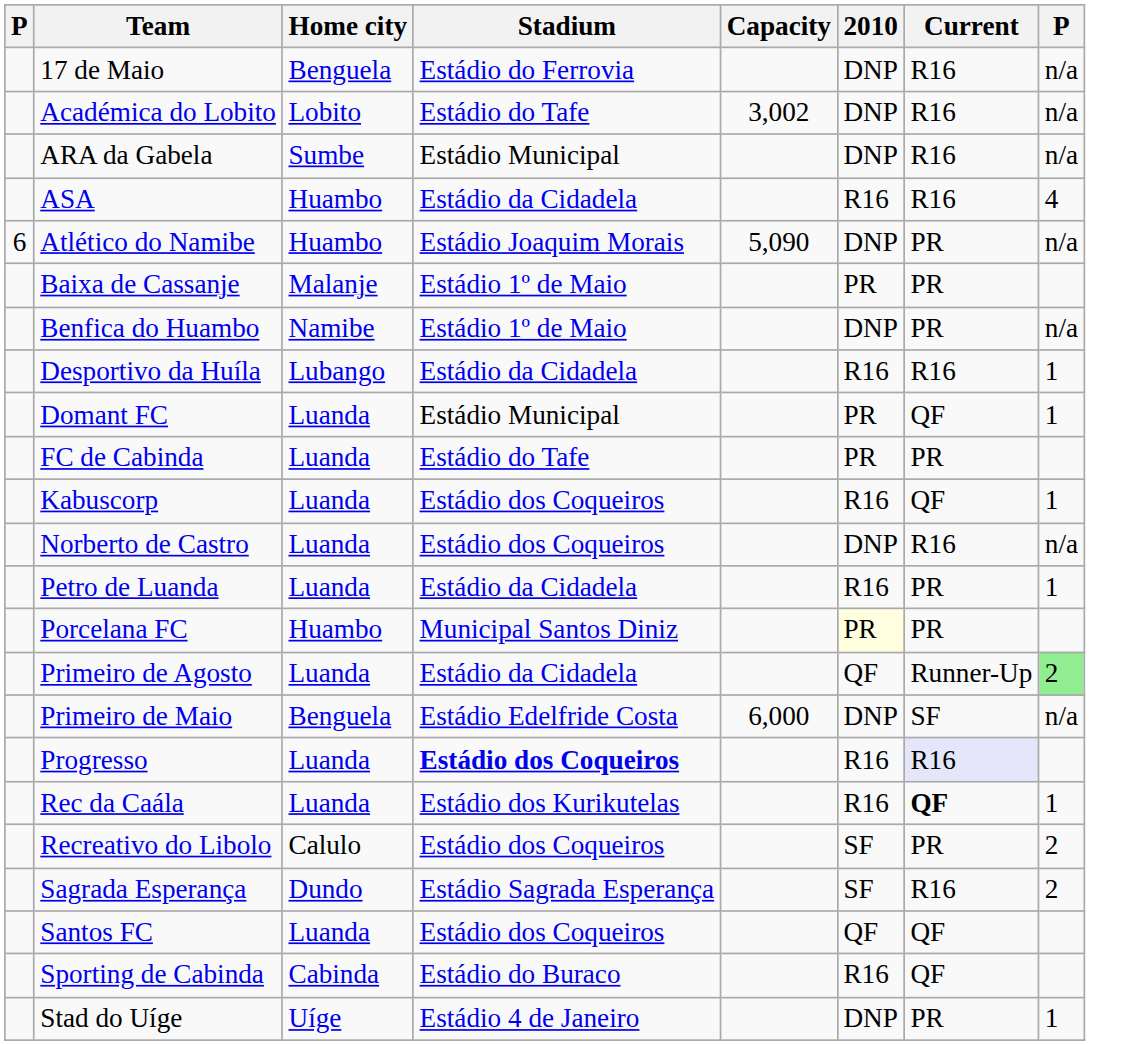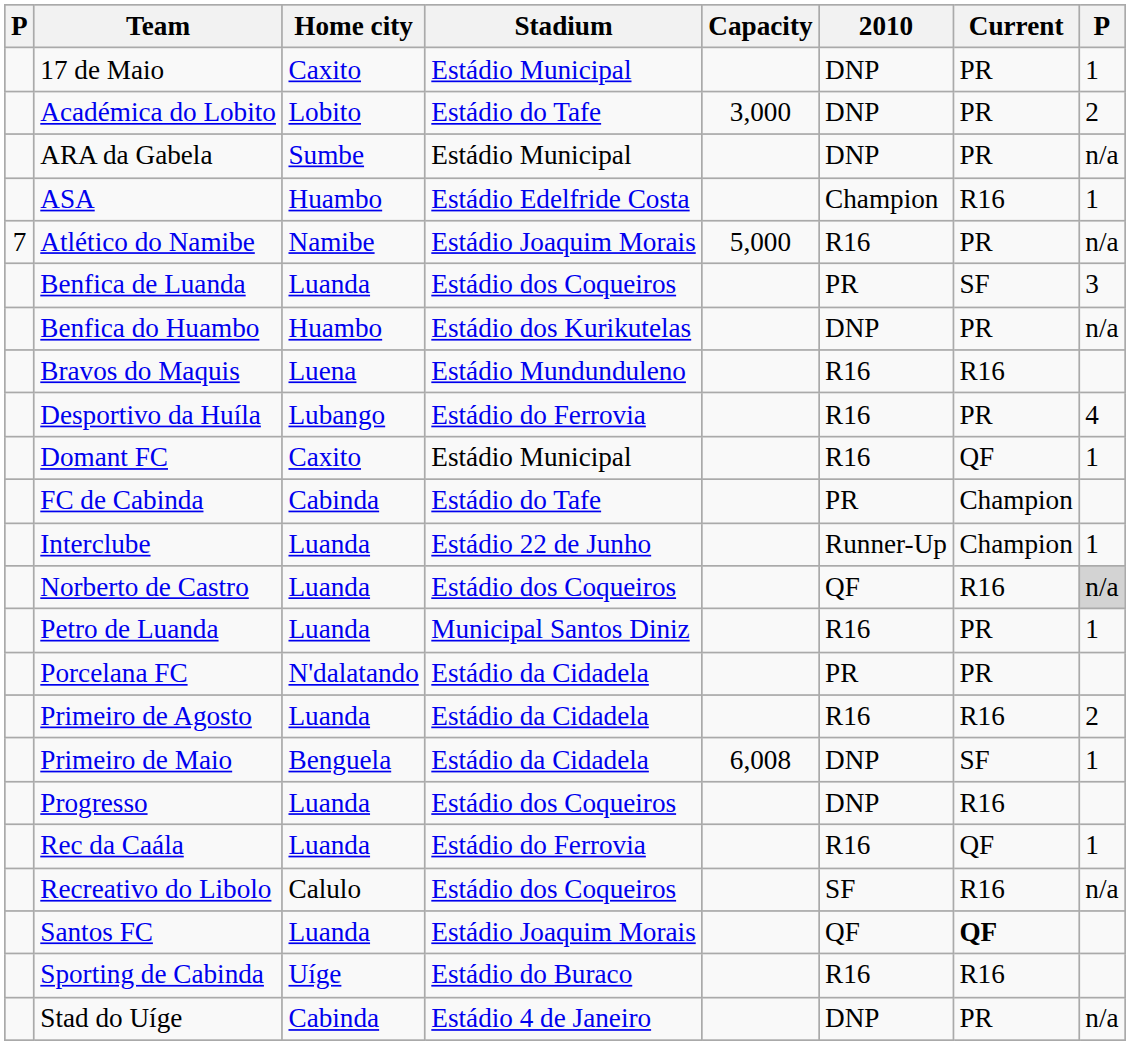(340, 69) Benguela -> (325, 69) Caxito
(527, 69) Estádio do Ferrovia -> (531, 69) Estádio Municipal
(933, 69) R16 -> (976, 69) PR
(1061, 69) n/a -> (1092, 69) 1
(779, 112) 3,002 -> (760, 112) 3,000
(933, 112) R16 -> (976, 112) PR
(1061, 112) n/a -> (1092, 112) 2
(933, 155) R16 -> (976, 155) PR
(528, 198) Estádio da Cidadela -> (560, 198) Estádio Edelfride Costa
(866, 198) R16 -> (882, 198) Champion
(1052, 198) 4 -> (1092, 198) 1
(19, 241) 6 -> (19, 241) 7
(335, 241) Huambo -> (332, 241) Namibe
(779, 241) 5,090 -> (760, 241) 5,000
(871, 241) DNP -> (848, 241) R16
- row: (140, 284)
+ row: (143, 284)
(332, 328) Namibe -> (335, 328) Huambo
(523, 328) Estádio 1º de Maio -> (561, 328) Estádio dos Kurikutelas
+ row: (140, 371)
(528, 371) Estádio da Cidadela -> (539, 414) Estádio do Ferrovia
(933, 371) R16 -> (976, 414) PR
(1052, 371) 1 -> (1092, 414) 4
(329, 414) Luanda -> (325, 457) Caxito
(860, 414) PR -> (848, 457) R16
(329, 457) Luanda -> (334, 500) Cabinda
(927, 457) PR -> (1016, 500) Champion
+ row: (95, 543)
- row: (99, 500)
(871, 543) DNP -> (842, 586) QF
(1061, 543) no background -> (1102, 586) lightgrey background
(528, 586) Estádio da Cidadela -> (560, 629) Municipal Santos Diniz
(335, 629) Huambo -> (354, 673) N'dalatando
(549, 629) Municipal Santos Diniz -> (540, 673) Estádio da Cidadela
(860, 629) lightyellow background -> (842, 673) no background
(861, 673) QF -> (848, 716) R16
(971, 673) Runner-Up -> (982, 716) R16
(1052, 673) lightgreen background -> (1092, 716) no background
(549, 716) Estádio Edelfride Costa -> (540, 759) Estádio da Cidadela
(779, 716) 6,000 -> (760, 759) 6,008
(1061, 716) n/a -> (1092, 759) 1
(549, 759) bold -> (554, 802) normal
(866, 759) R16 -> (852, 802) DNP
(933, 759) lavender background -> (982, 802) no background
(550, 802) Estádio dos Kurikutelas -> (539, 845) Estádio do Ferrovia
(929, 802) bold -> (977, 845) normal
(927, 845) PR -> (982, 888) R16
(1052, 845) 2 -> (1102, 888) n/a
- row: (143, 888)
(542, 931) Estádio dos Coqueiros -> (564, 931) Estádio Joaquim Morais
(928, 931) normal -> (978, 931) bold
(334, 975) Cabinda -> (315, 975) Uíge
(928, 975) QF -> (982, 975) R16
(315, 1018) Uíge -> (334, 1018) Cabinda
(1052, 1018) 1 -> (1102, 1018) n/a
